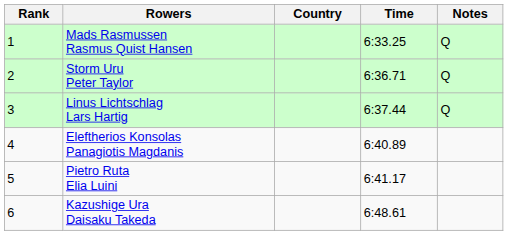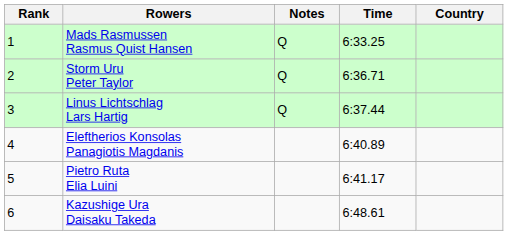columns swapped: (318, 14) <-> (470, 14)
